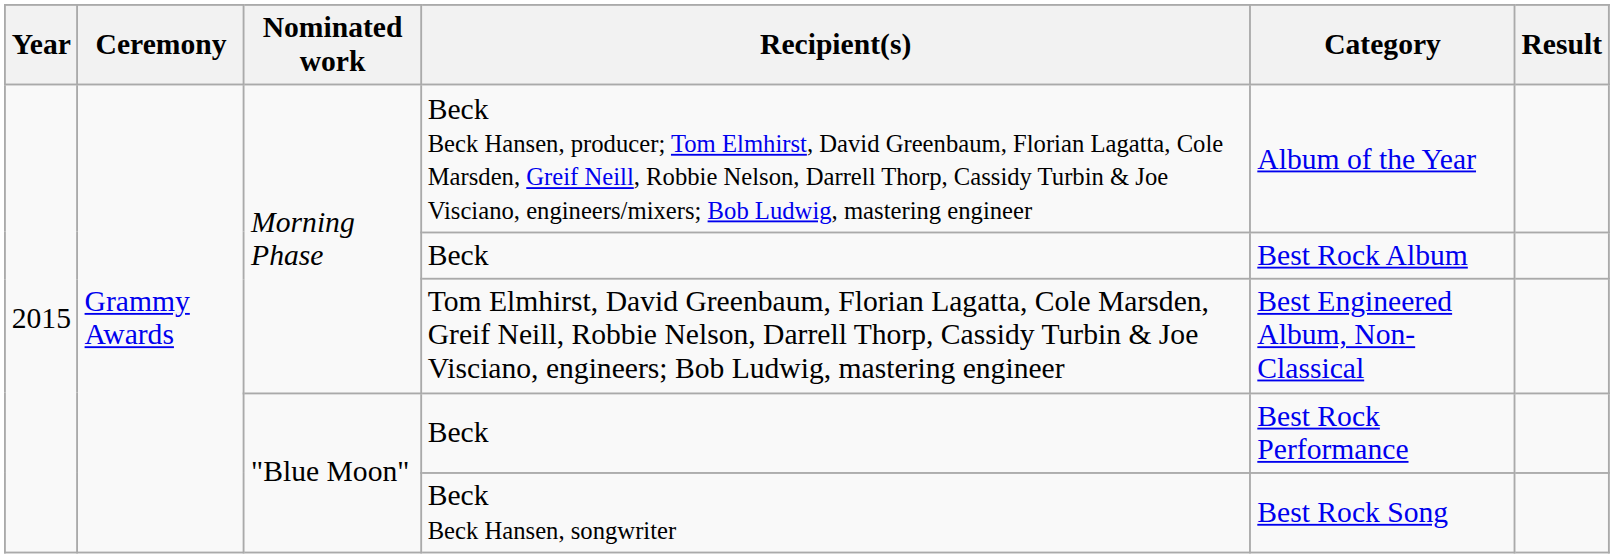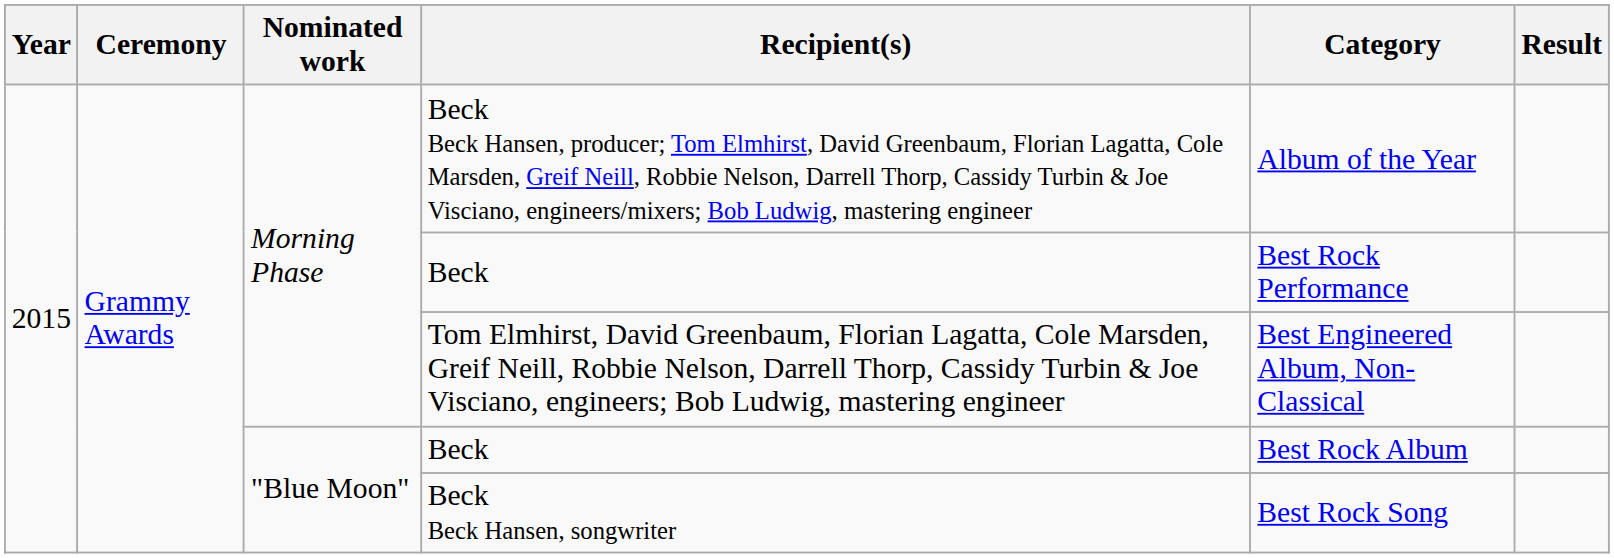(1363, 255) Best Rock Album -> (1333, 271) Best Rock Performance
(1333, 432) Best Rock Performance -> (1363, 448) Best Rock Album
